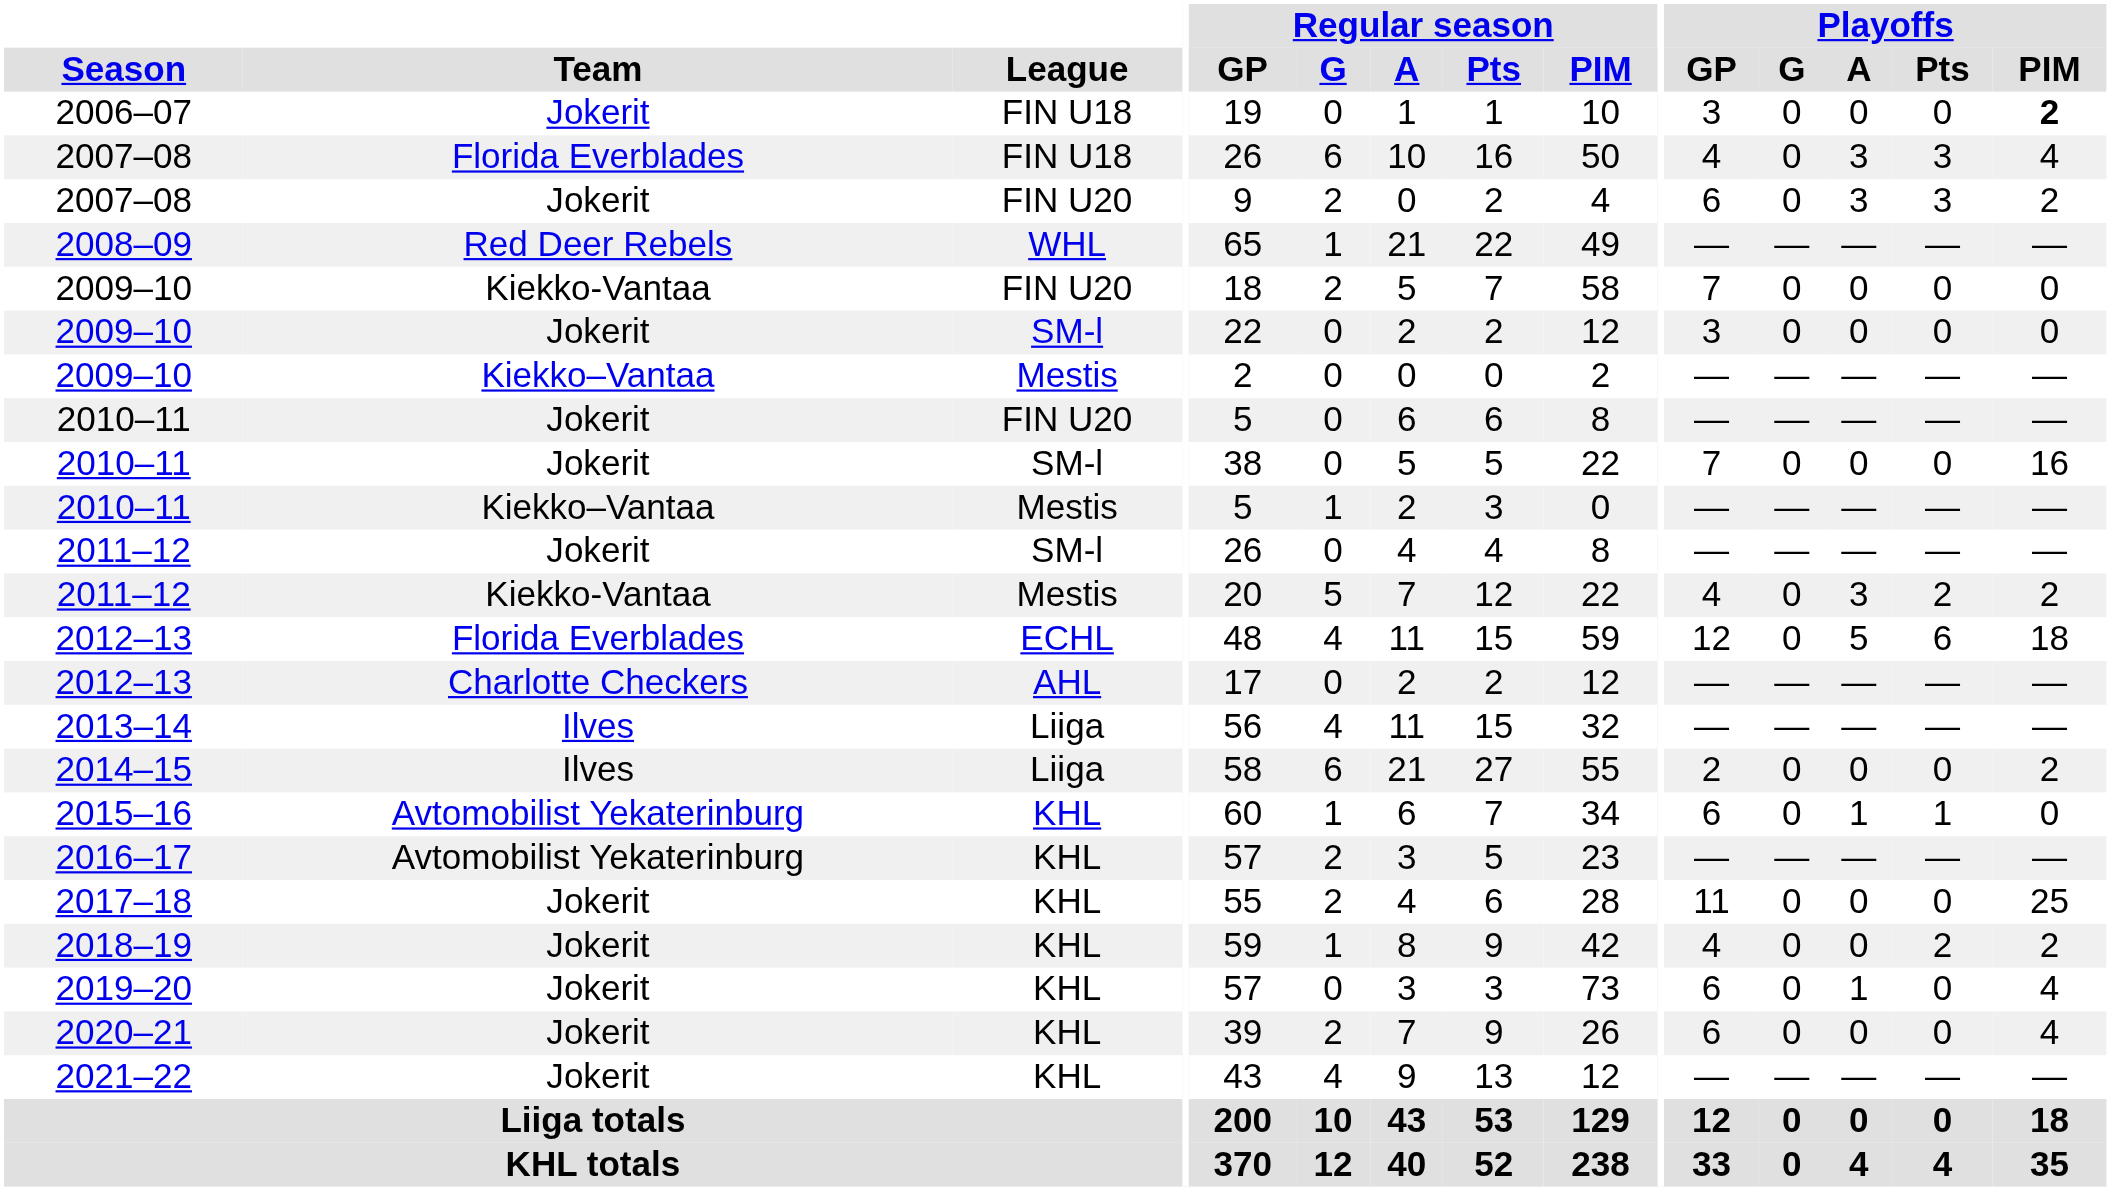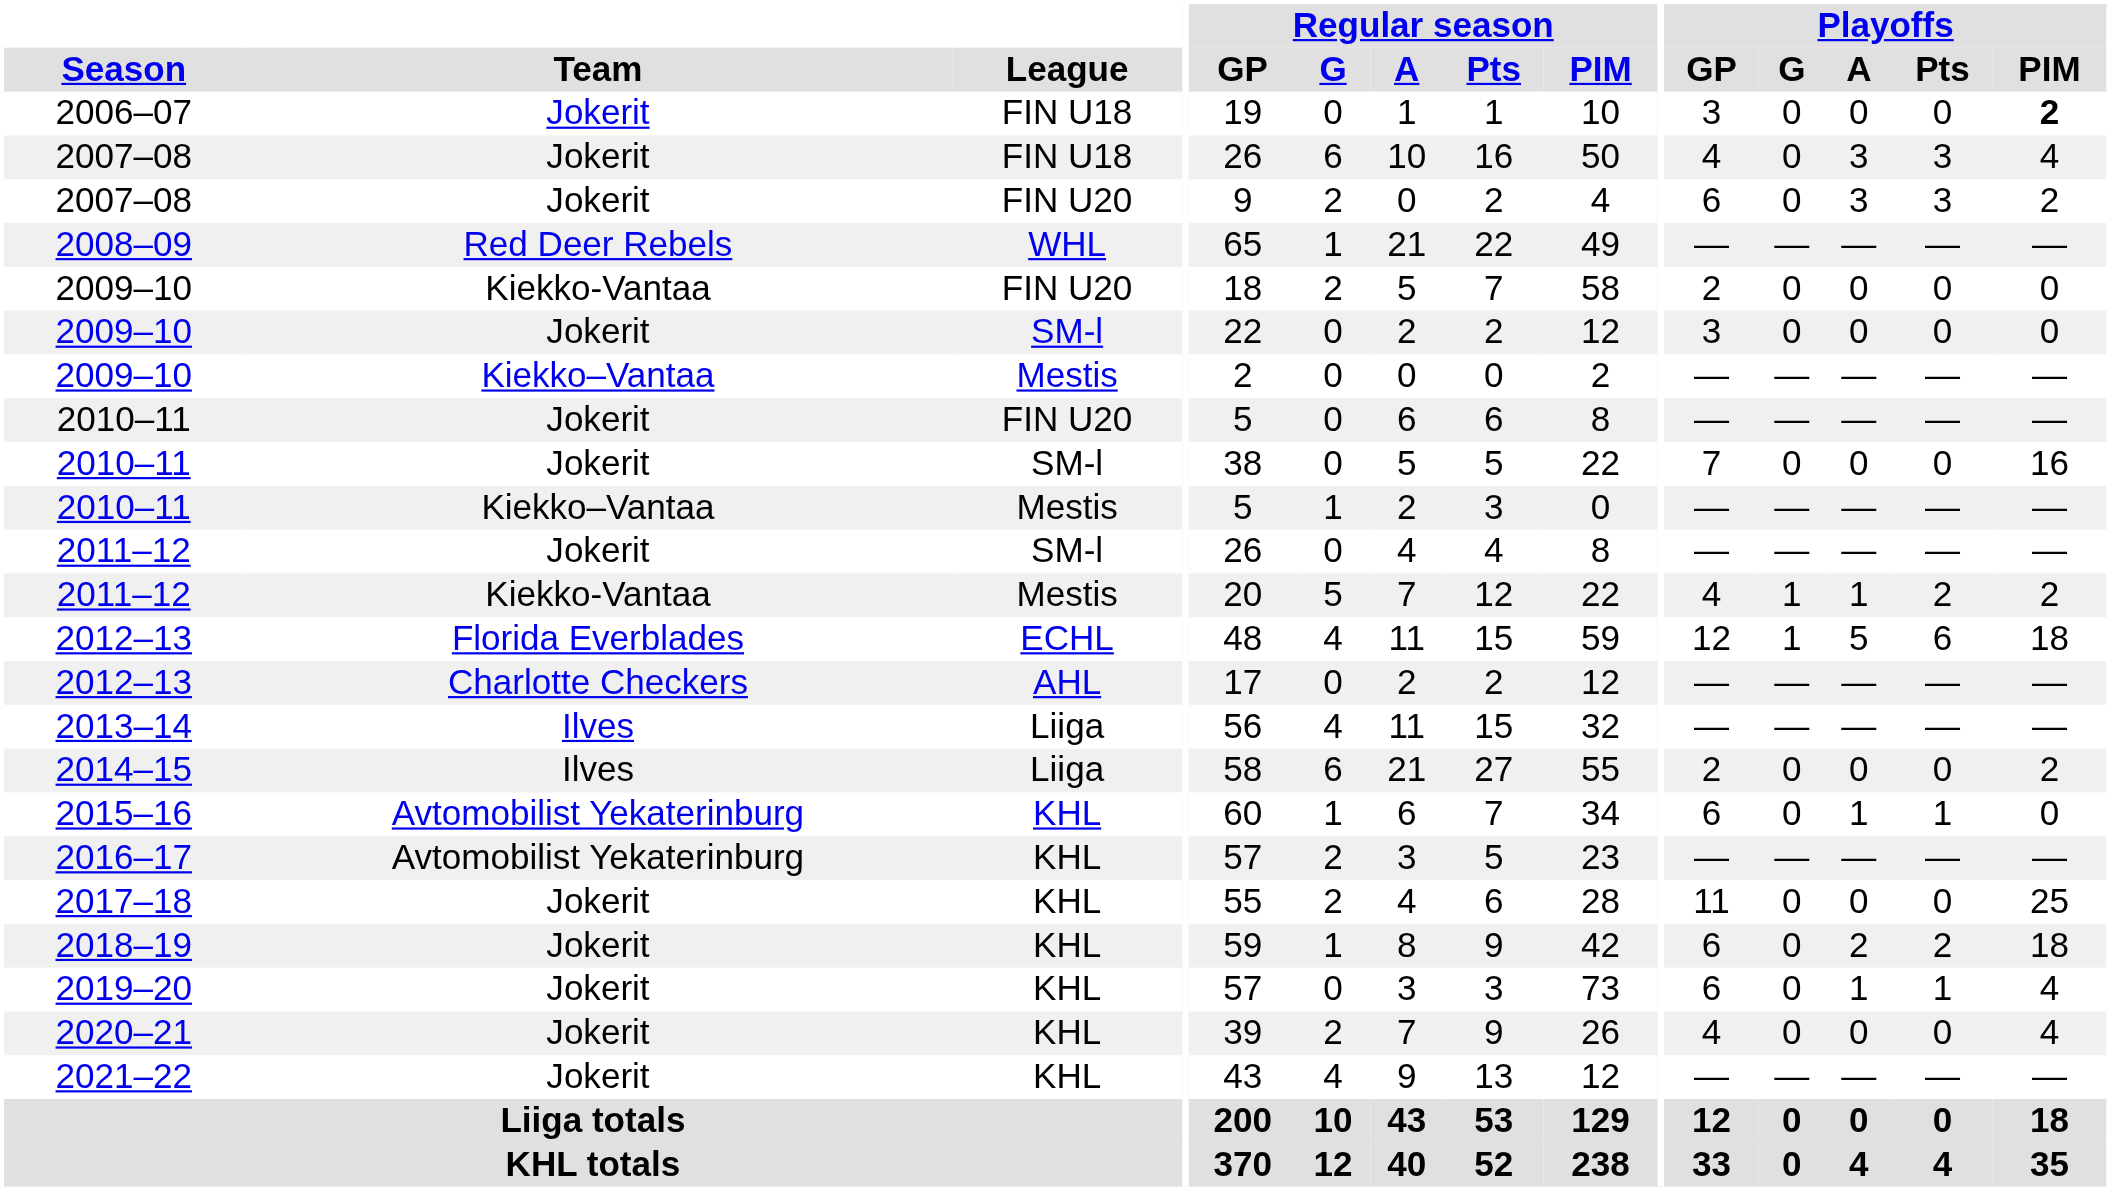(598, 156) Florida Everblades -> (598, 156) Jokerit
(1712, 288) 7 -> (1712, 288) 2
(1792, 594) 0 -> (1792, 594) 1
(1859, 594) 3 -> (1859, 594) 1
(1792, 638) 0 -> (1792, 638) 1
(1712, 945) 4 -> (1712, 945) 6
(1859, 945) 0 -> (1859, 945) 2
(2049, 945) 2 -> (2050, 945) 18
(1942, 988) 0 -> (1942, 988) 1
(1712, 1032) 6 -> (1712, 1032) 4
